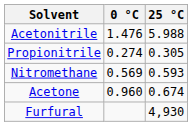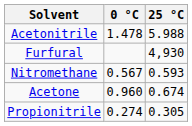(125, 34) 1.476 -> (125, 34) 1.478
rows swapped: (54, 53) <-> (54, 112)
(125, 73) 0.569 -> (125, 73) 0.567
